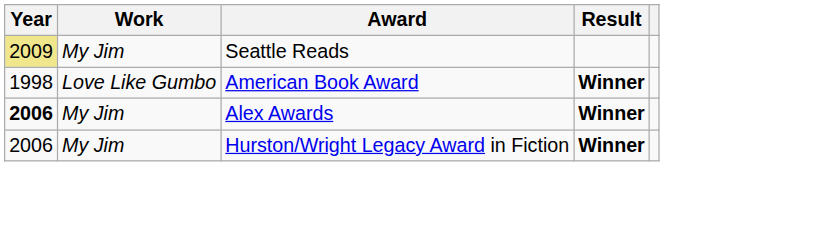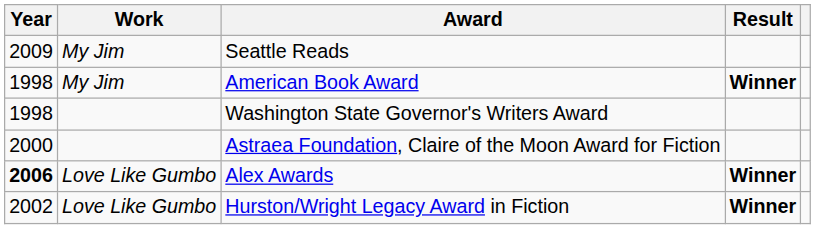(31, 51) khaki background -> (31, 51) no background
(139, 82) Love Like Gumbo -> (93, 82) My Jim
+ row: (417, 113)
+ row: (473, 144)
(93, 113) My Jim -> (139, 176) Love Like Gumbo
(31, 144) 2006 -> (31, 207) 2002
(93, 144) My Jim -> (139, 207) Love Like Gumbo
